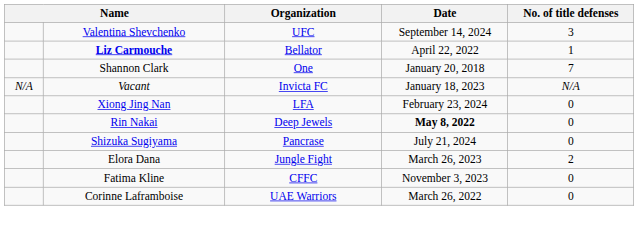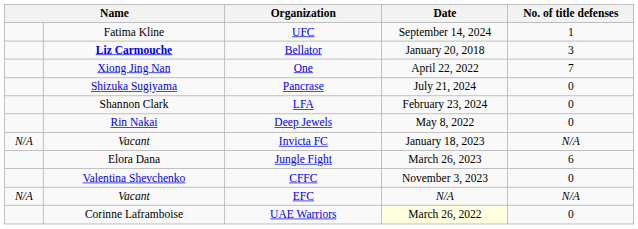(134, 31) Valentina Shevchenko -> (134, 31) Fatima Kline
(571, 31) 3 -> (571, 31) 1
(445, 50) April 22, 2022 -> (445, 50) January 20, 2018
(571, 50) 1 -> (571, 50) 3
(134, 68) Shannon Clark -> (134, 68) Xiong Jing Nan
(445, 68) January 20, 2018 -> (445, 68) April 22, 2022
rows swapped: (303, 86) <-> (303, 141)
(134, 104) Xiong Jing Nan -> (134, 104) Shannon Clark
(445, 123) bold -> (445, 123) normal
(571, 159) 2 -> (571, 159) 6
(134, 178) Fatima Kline -> (134, 178) Valentina Shevchenko
+ row: (303, 196)
(445, 196) no background -> (445, 214) lightyellow background
